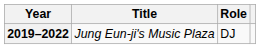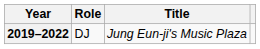columns swapped: (145, 14) <-> (234, 14)
